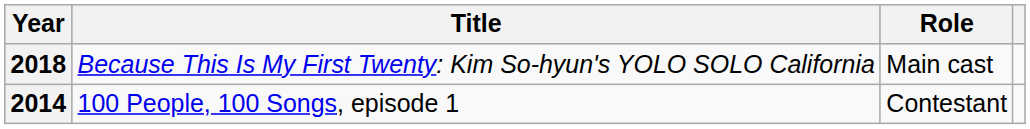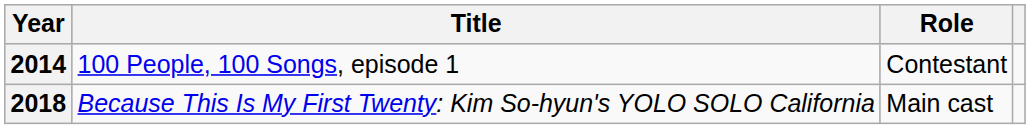rows swapped: (38, 103) <-> (38, 63)
